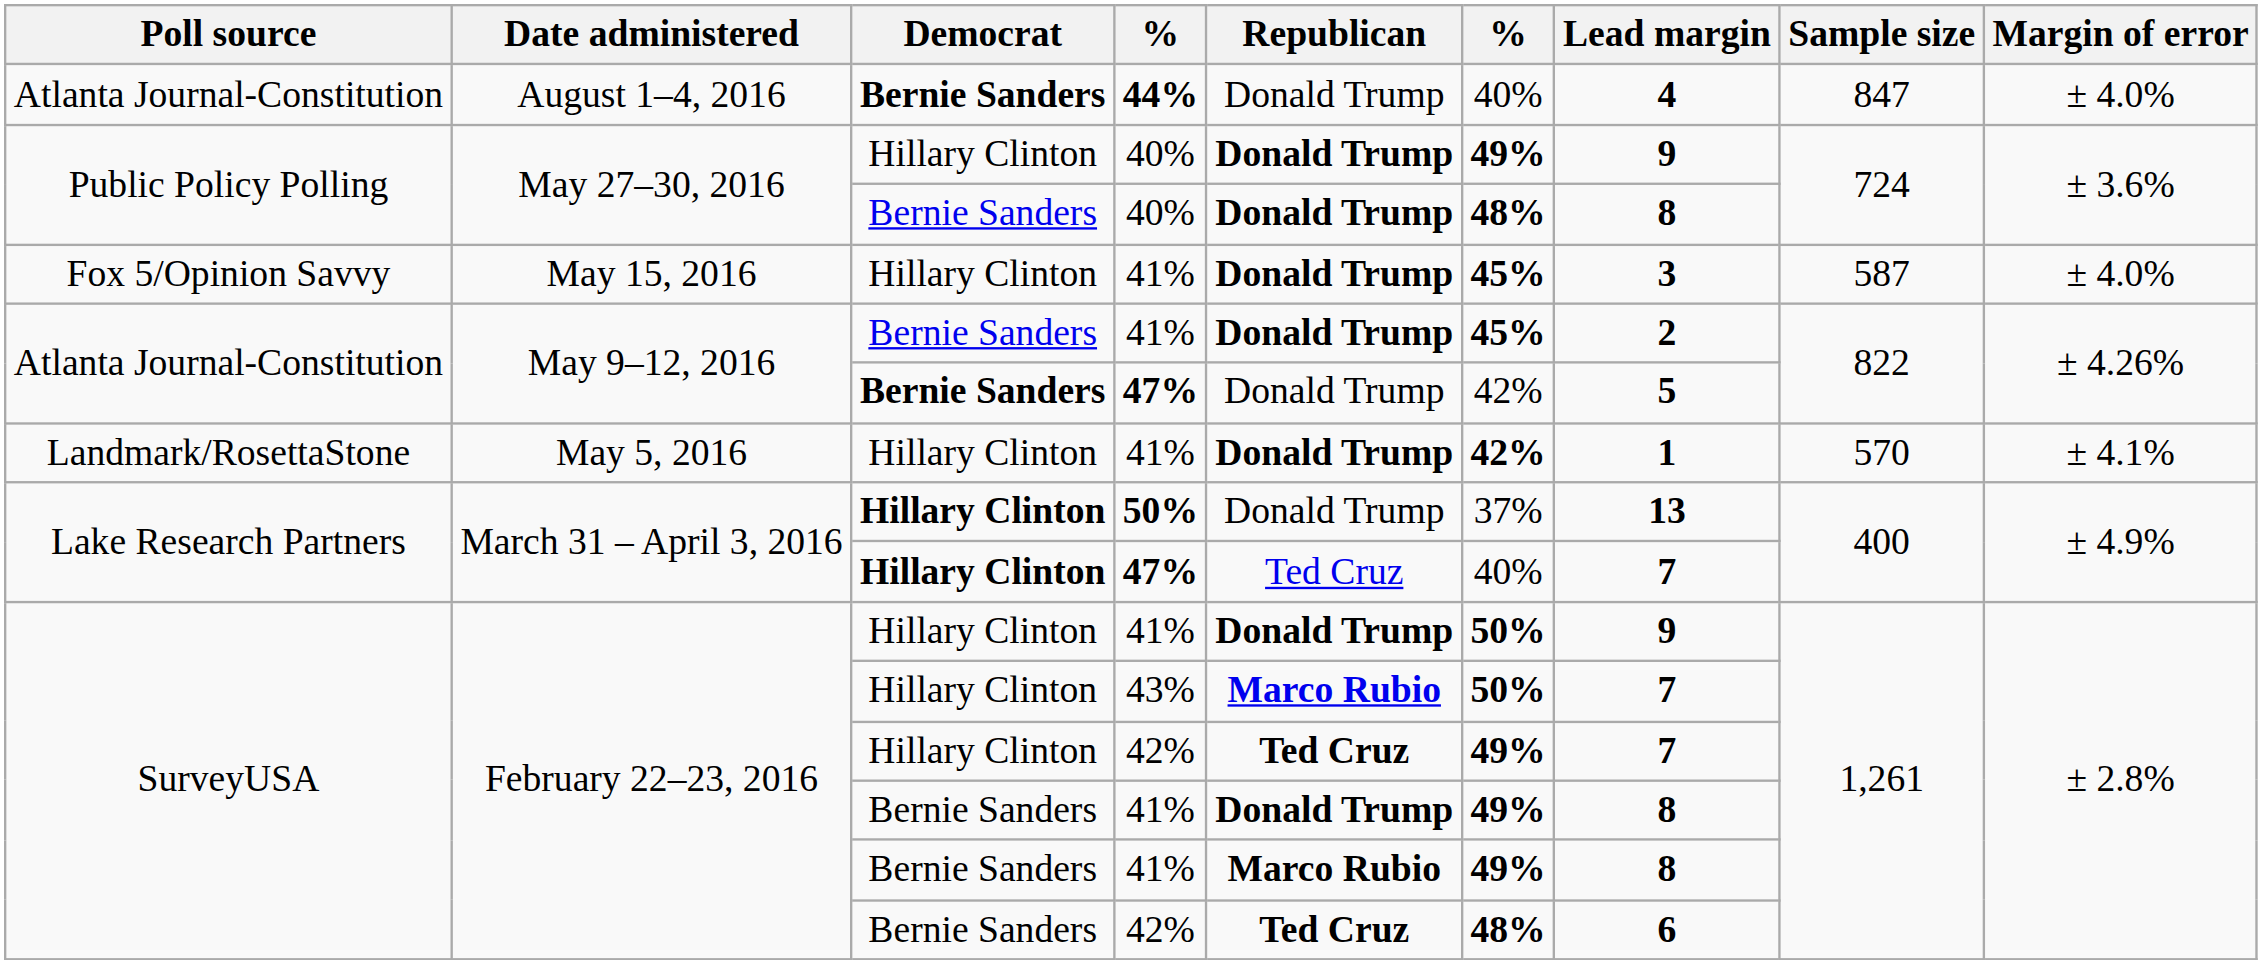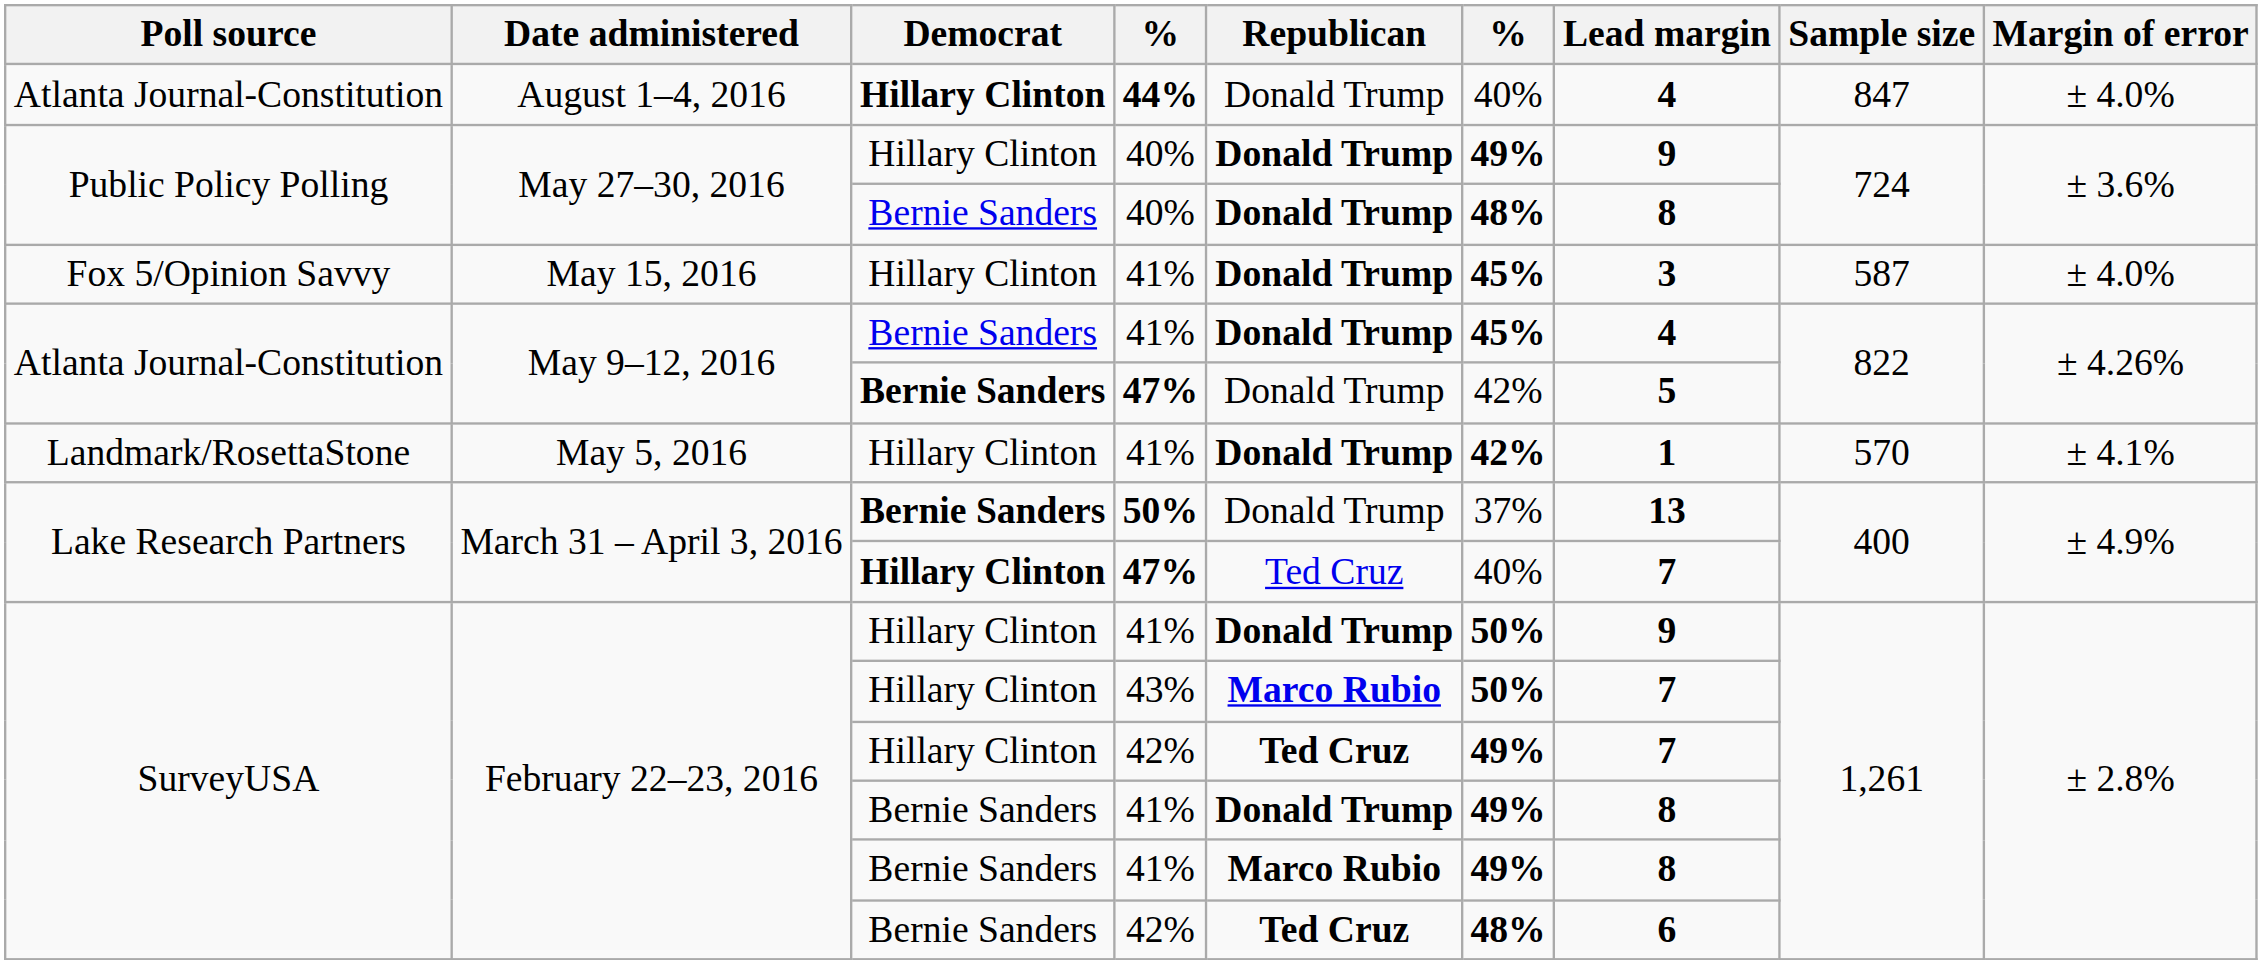(983, 93) Bernie Sanders -> (983, 93) Hillary Clinton
(1667, 332) 2 -> (1667, 332) 4
(983, 511) Hillary Clinton -> (983, 511) Bernie Sanders
